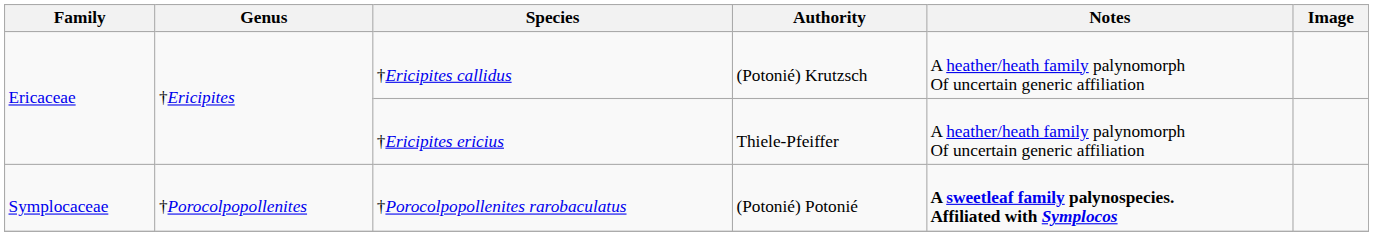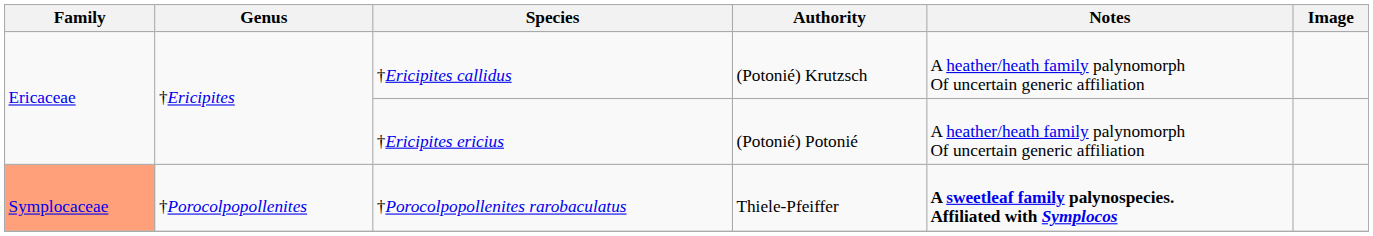(788, 141) Thiele-Pfeiffer -> (797, 141) (Potonié) Potonié
(58, 207) no background -> (58, 207) lightsalmon background
(797, 207) (Potonié) Potonié -> (788, 207) Thiele-Pfeiffer
